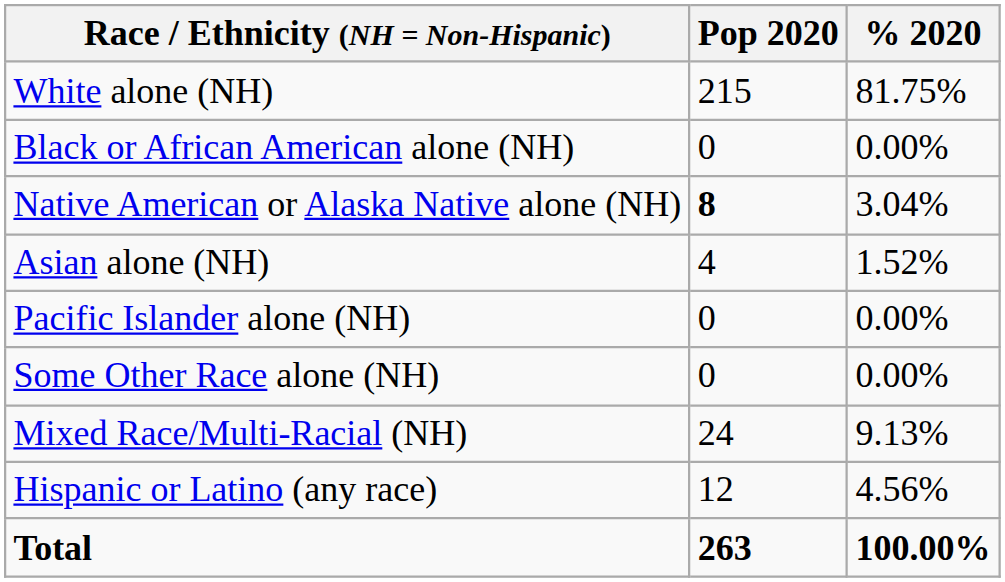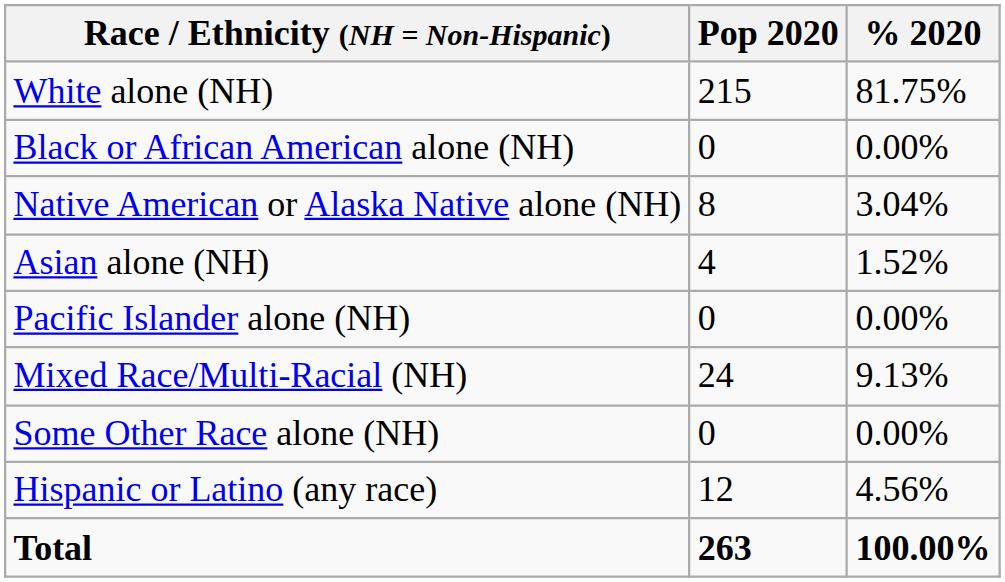(707, 204) bold -> (707, 204) normal
rows swapped: (226, 375) <-> (240, 432)
